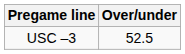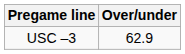(139, 37) 52.5 -> (139, 37) 62.9
